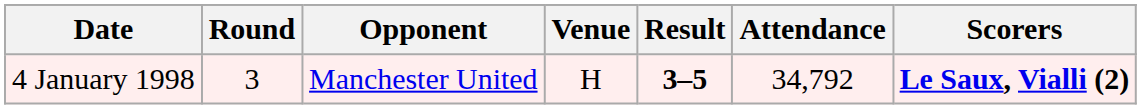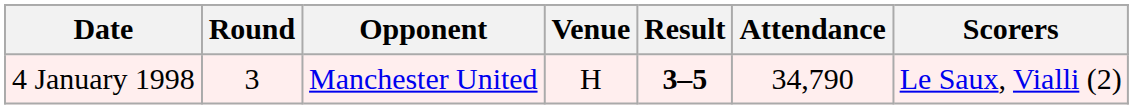(813, 78) 34,792 -> (813, 78) 34,790
(1014, 78) bold -> (1011, 78) normal
